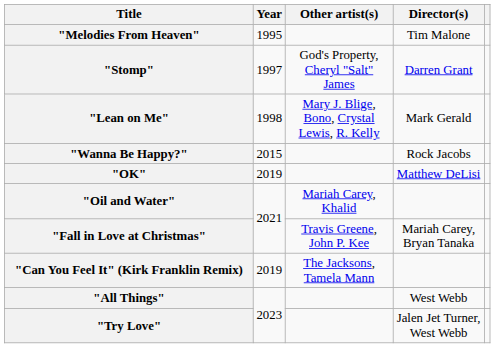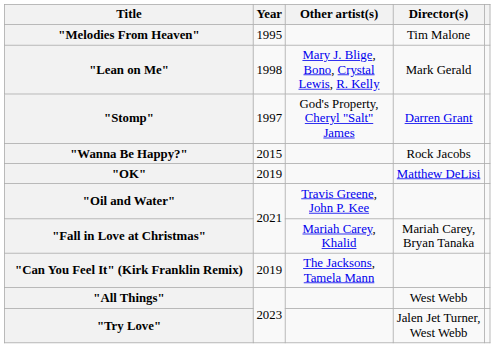rows swapped: (129, 69) <-> (129, 118)
(339, 201) Mariah Carey, Khalid -> (339, 201) Travis Greene, John P. Kee
(339, 235) Travis Greene, John P. Kee -> (339, 235) Mariah Carey, Khalid
